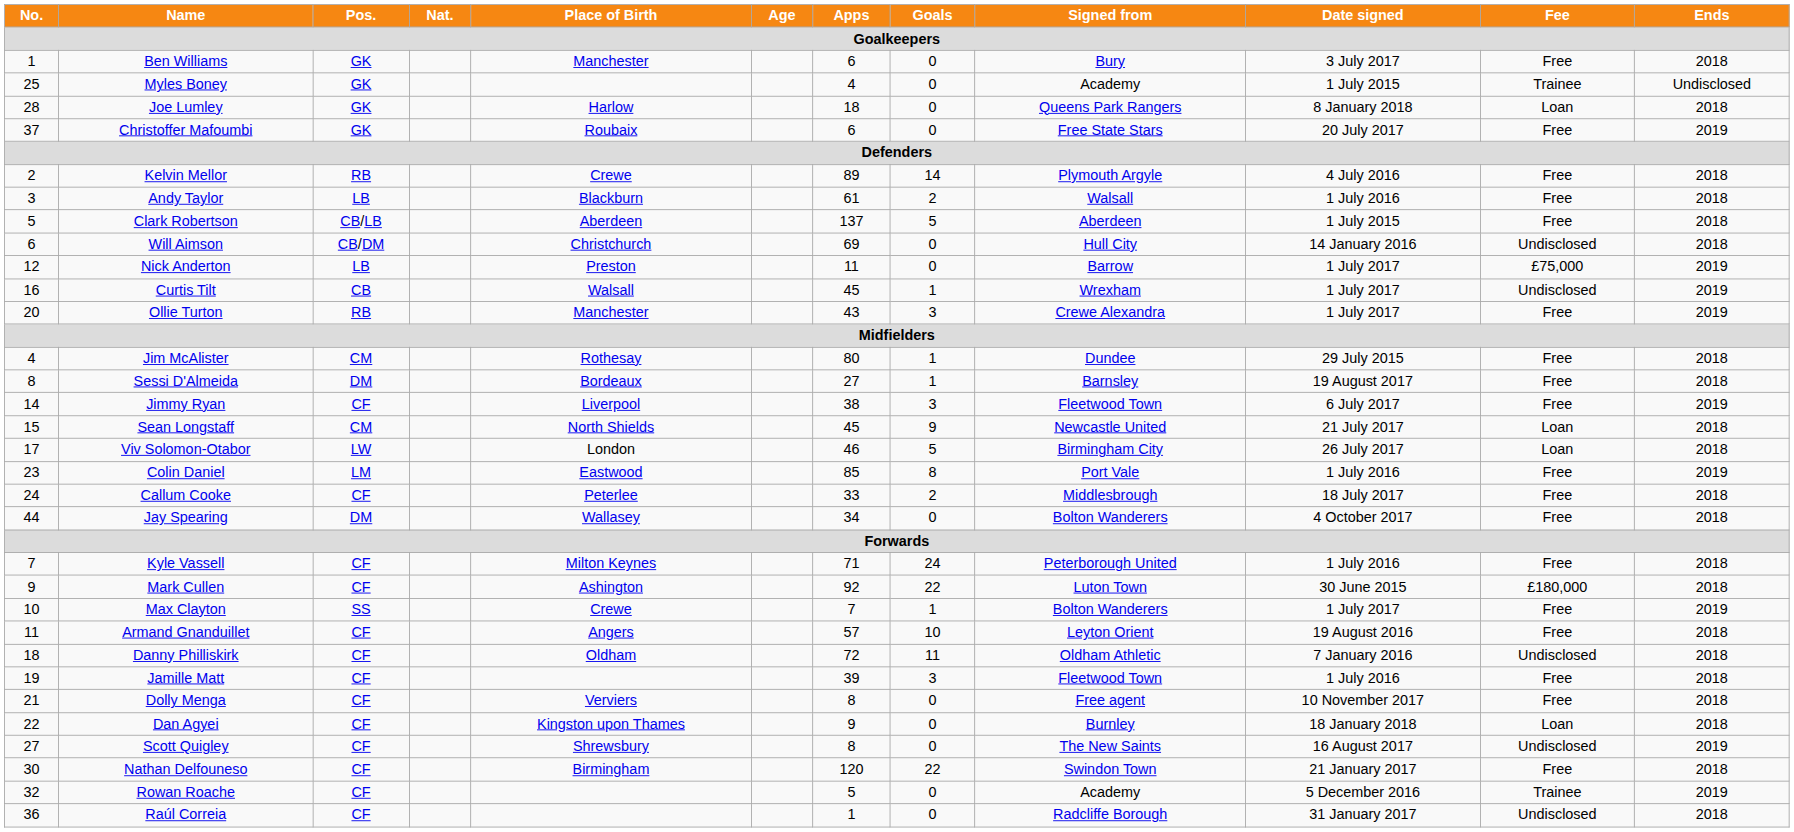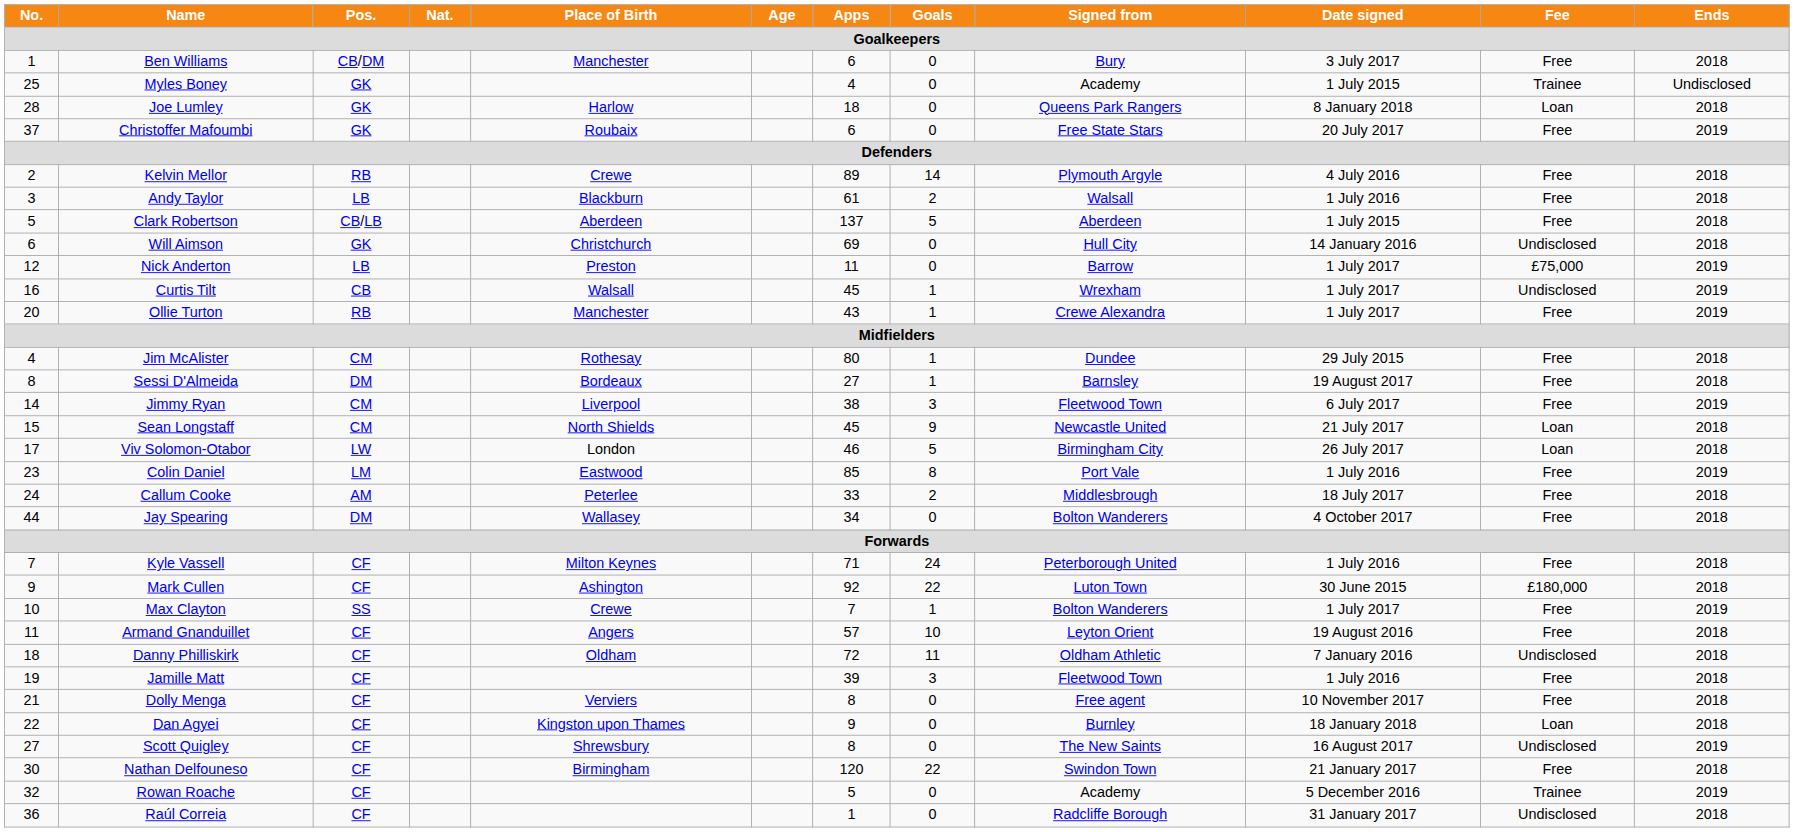(361, 61) GK -> (361, 61) CB/DM
(361, 244) CB/DM -> (361, 244) GK
(932, 312) 3 -> (932, 312) 1
(361, 404) CF -> (361, 404) CM
(361, 495) CF -> (361, 495) AM
